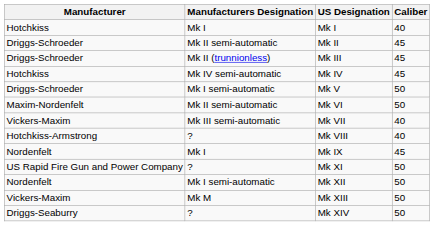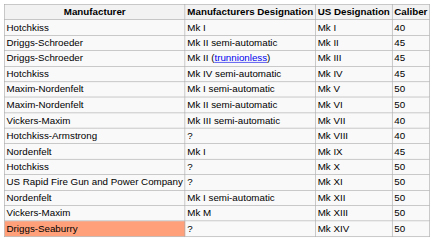(45, 89) Driggs-Schroeder -> (45, 89) Maxim-Nordenfelt
+ row: (329, 167)
(42, 213) no background -> (42, 228) lightsalmon background
